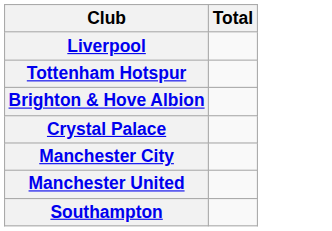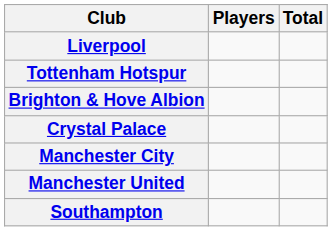+ column: (244, 18)
